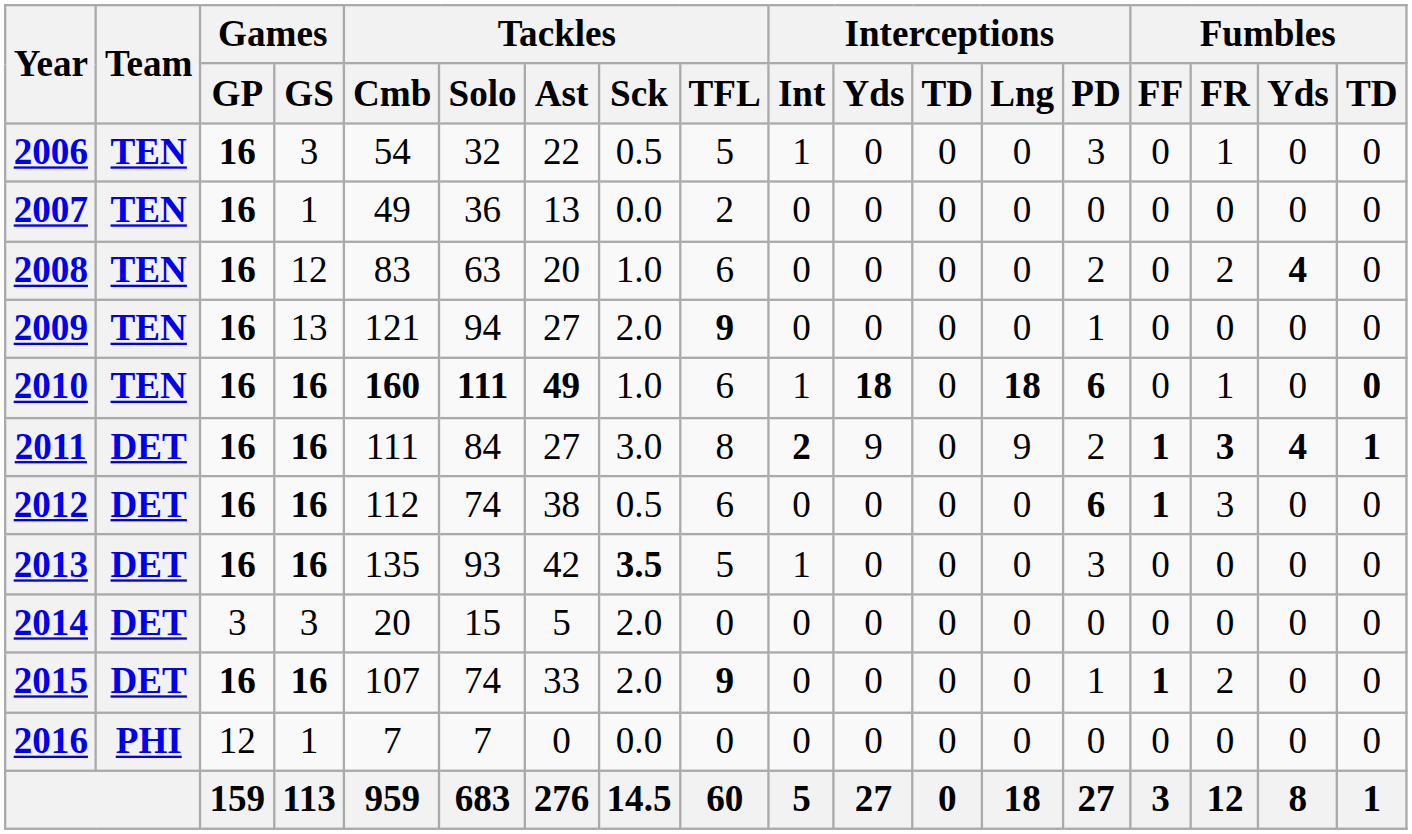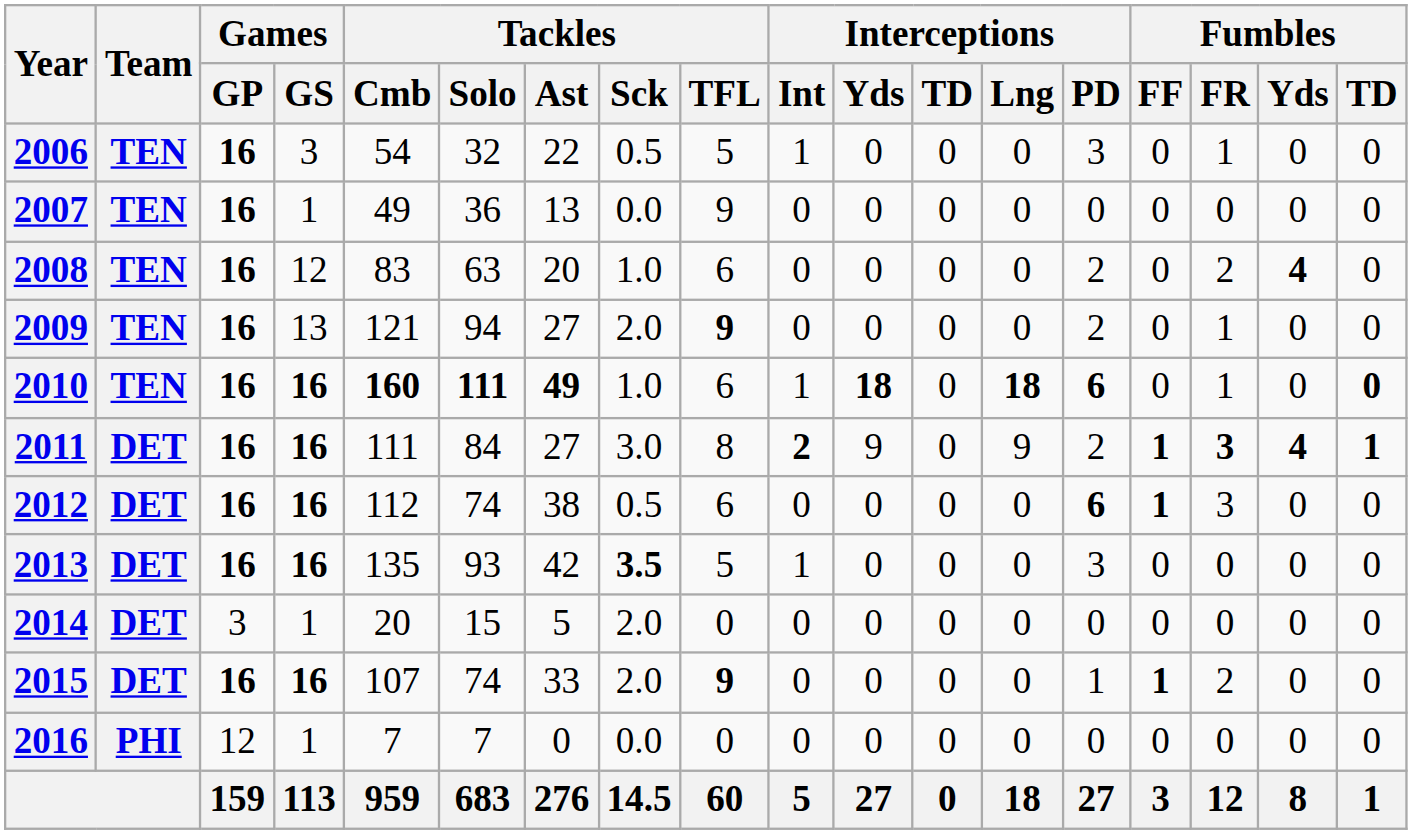(725, 210) 2 -> (725, 210) 9
(1096, 328) 1 -> (1096, 328) 2
(1225, 328) 0 -> (1225, 328) 1
(309, 622) 3 -> (309, 622) 1
